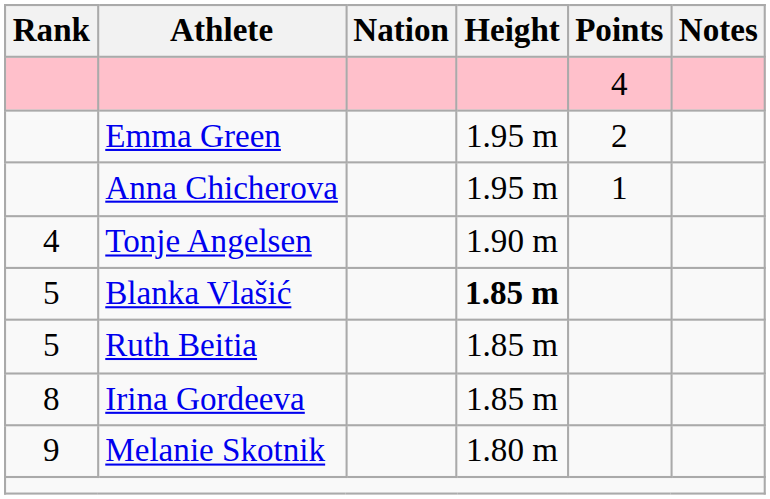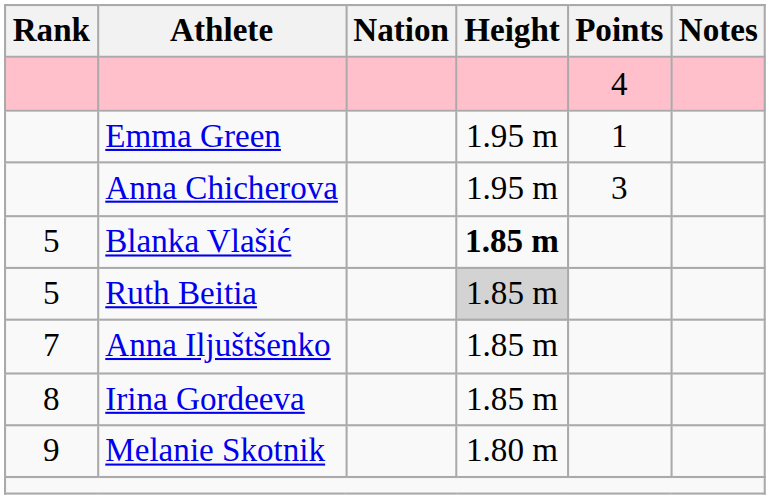(619, 135) 2 -> (619, 135) 1
(619, 188) 1 -> (619, 188) 3
- row: (51, 240)
(512, 345) no background -> (512, 293) lightgrey background
+ row: (51, 345)
